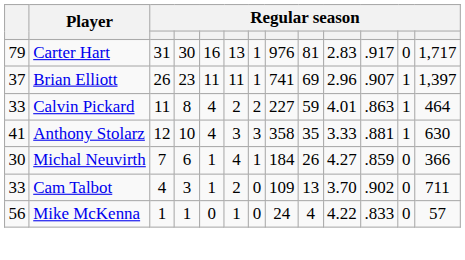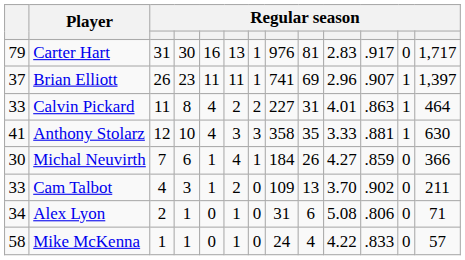(311, 106) 59 -> (311, 106) 31
(437, 187) 711 -> (437, 187) 211
+ row: (69, 214)
(17, 214) 56 -> (17, 240) 58
